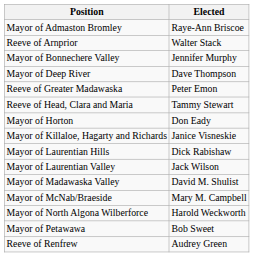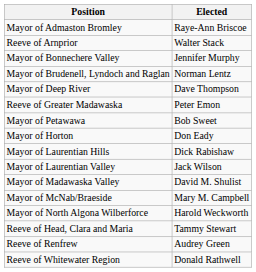+ row: (88, 74)
rows swapped: (70, 105) <-> (46, 228)
- row: (87, 136)
+ row: (63, 259)
